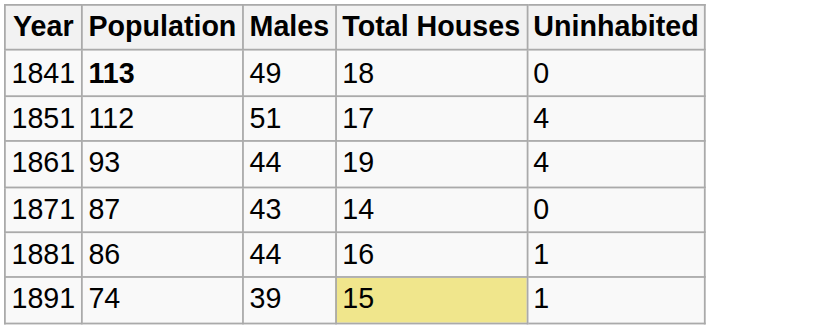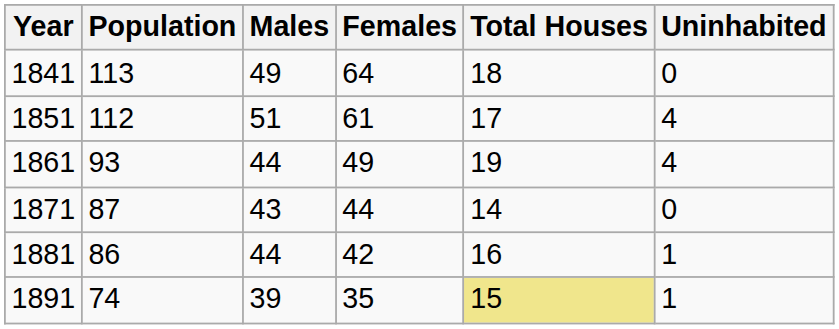+ column: (400, 27)
(112, 72) bold -> (111, 72) normal
